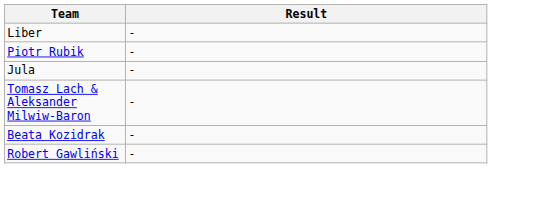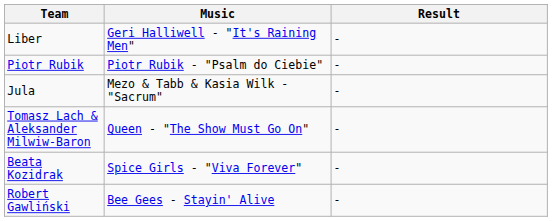+ column: (218, 14)
